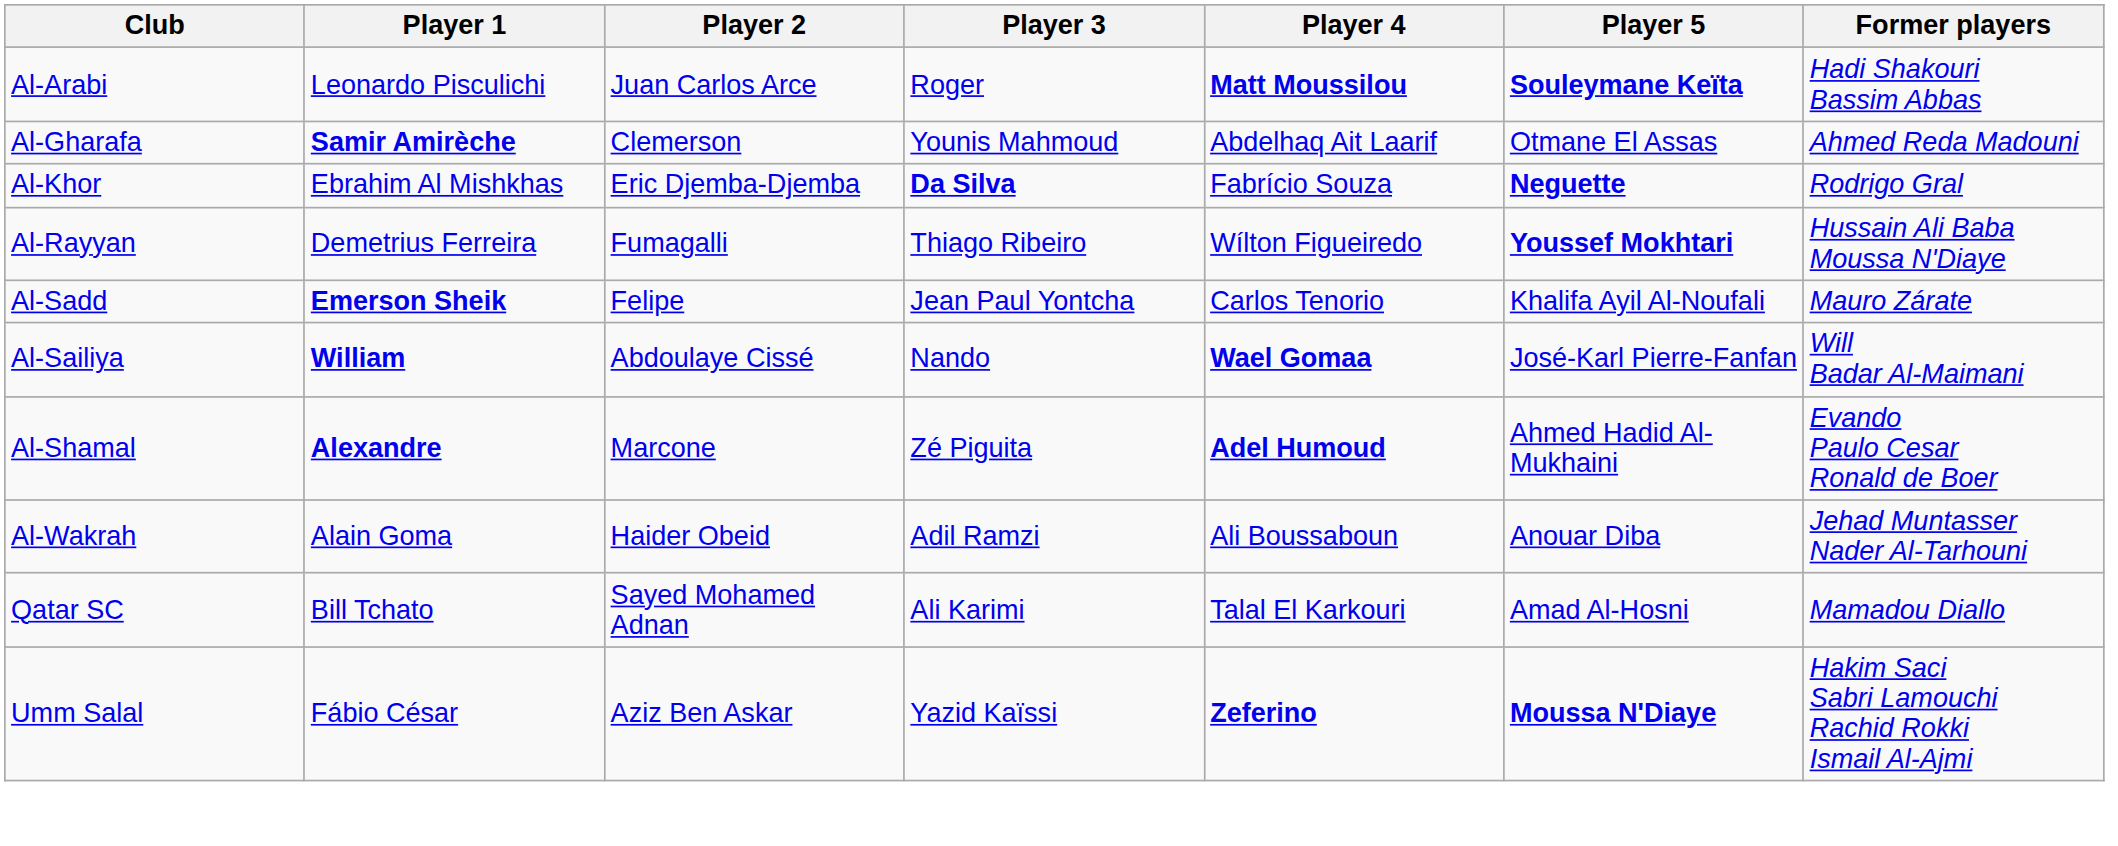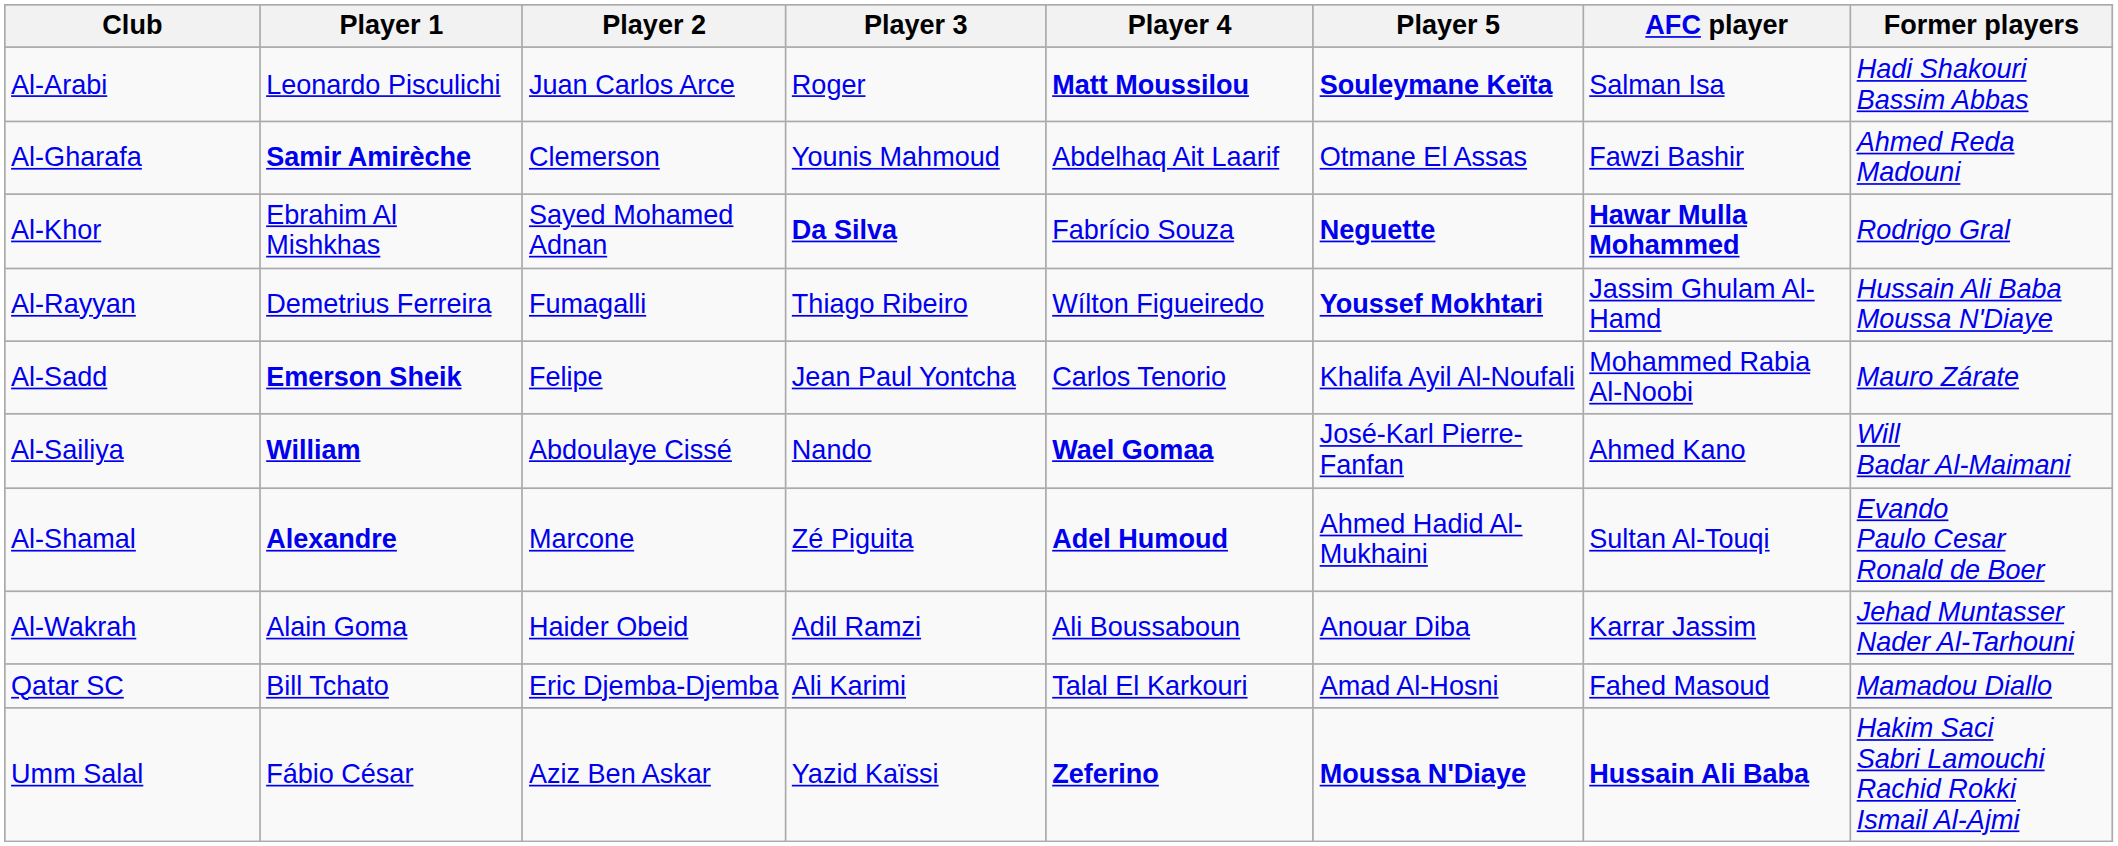+ column: (1717, 25)
(735, 185) Eric Djemba-Djemba -> (631, 230) Sayed Mohamed Adnan
(713, 609) Sayed Mohamed Adnan -> (654, 685) Eric Djemba-Djemba
